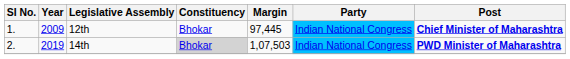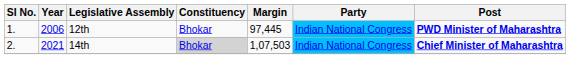(53, 29) 2009 -> (53, 29) 2006
(490, 29) Chief Minister of Maharashtra -> (489, 29) PWD Minister of Maharashtra
(53, 45) 2019 -> (53, 45) 2021
(489, 45) PWD Minister of Maharashtra -> (490, 45) Chief Minister of Maharashtra
